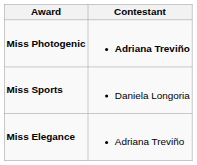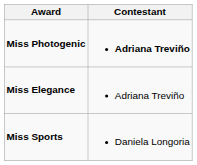rows swapped: (41, 137) <-> (35, 90)
